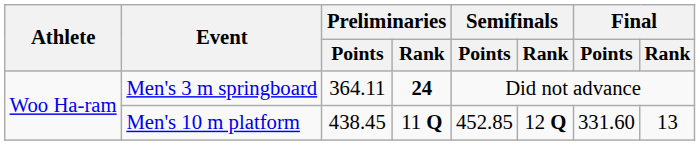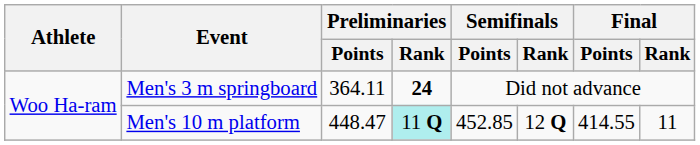(357, 122) 438.45 -> (357, 122) 448.47
(422, 122) no background -> (422, 122) paleturquoise background
(606, 122) 331.60 -> (606, 122) 414.55
(667, 122) 13 -> (667, 122) 11
